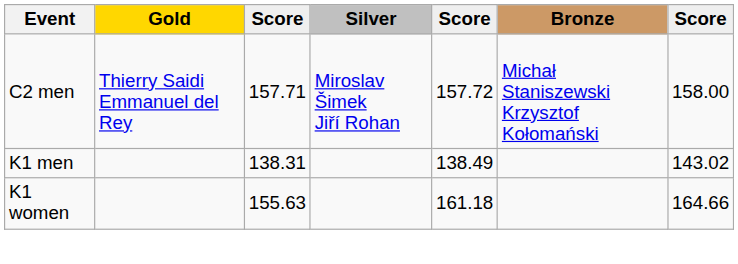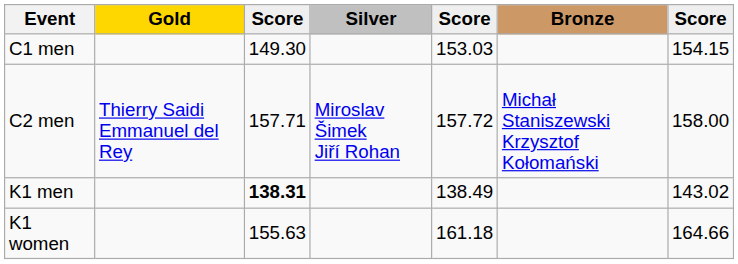+ row: (42, 49)
(277, 162) normal -> (277, 192) bold
